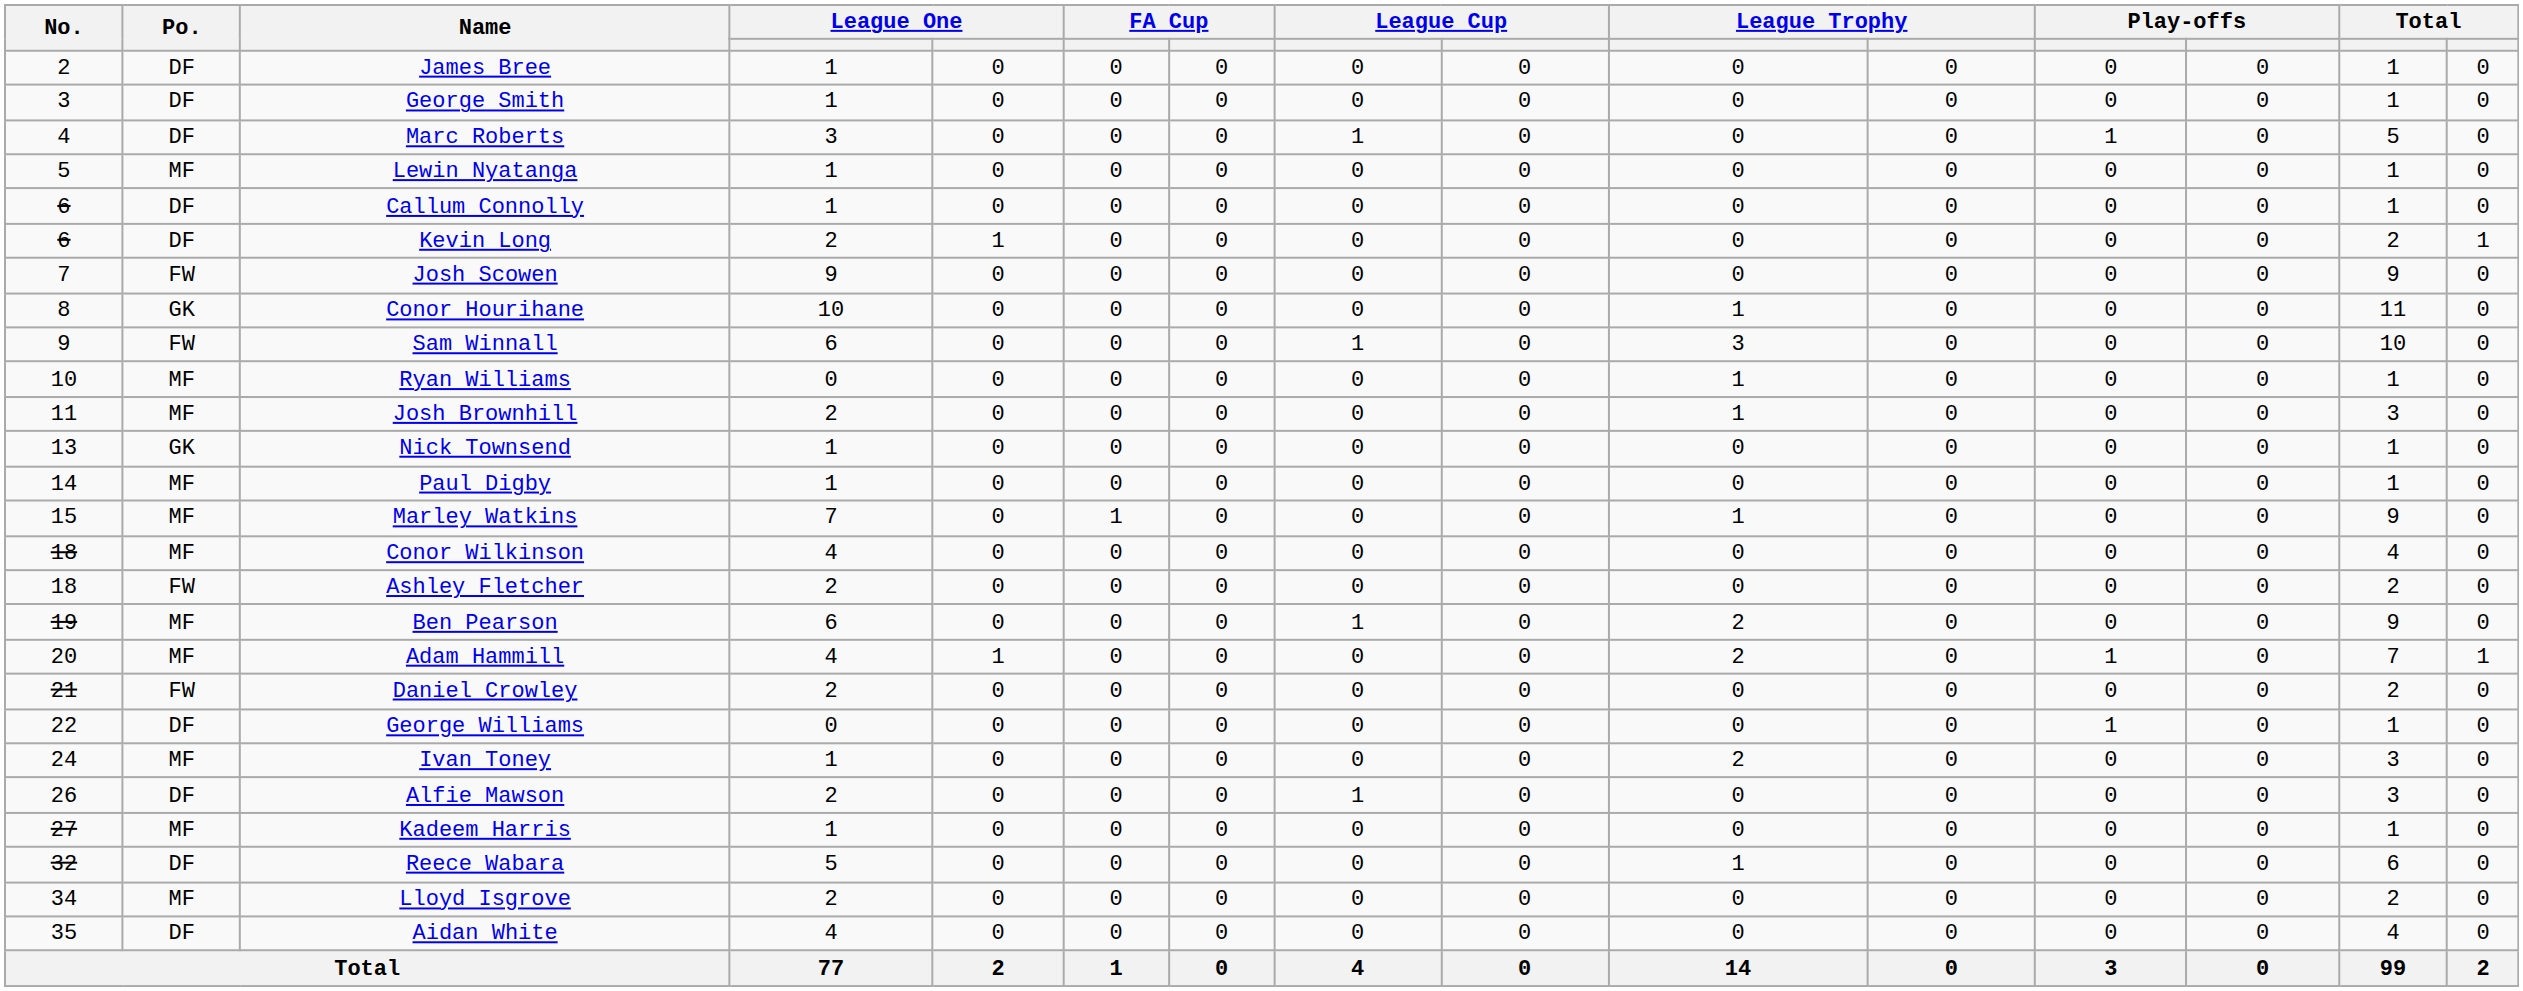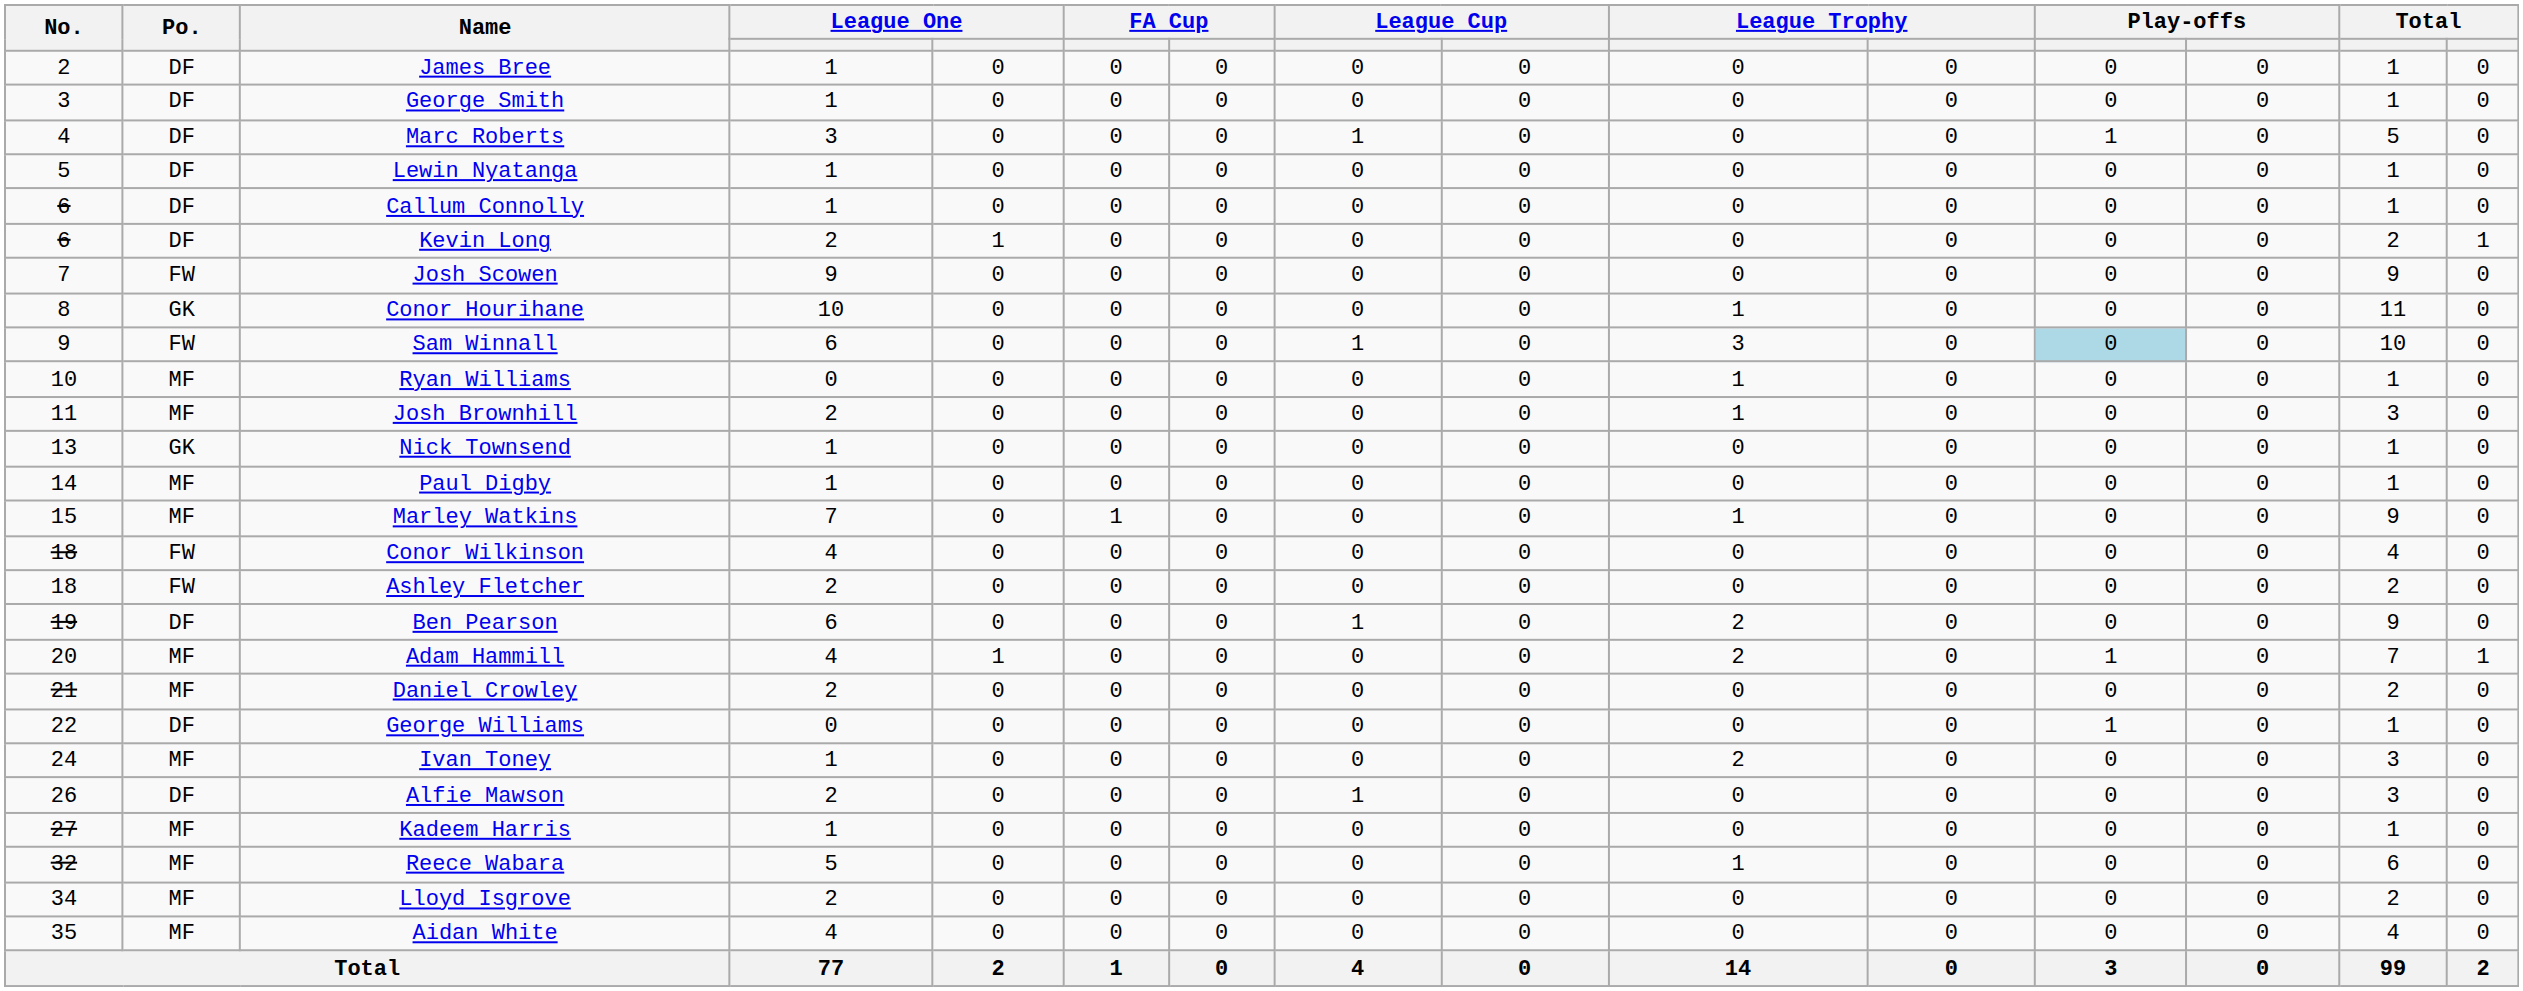(182, 172) MF -> (182, 172) DF
(2111, 345) no background -> (2111, 345) lightblue background
(182, 553) MF -> (182, 553) FW
(182, 622) MF -> (182, 622) DF
(182, 691) FW -> (182, 691) MF
(182, 864) DF -> (182, 864) MF
(182, 934) DF -> (182, 934) MF
